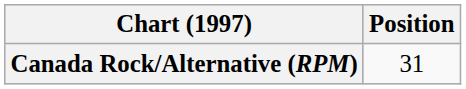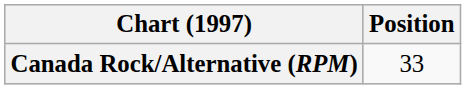(412, 63) 31 -> (412, 63) 33
